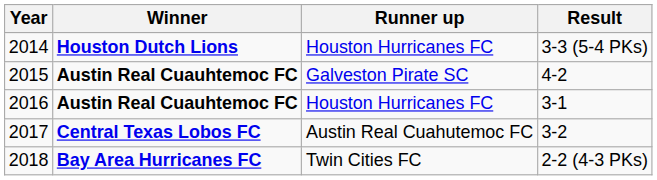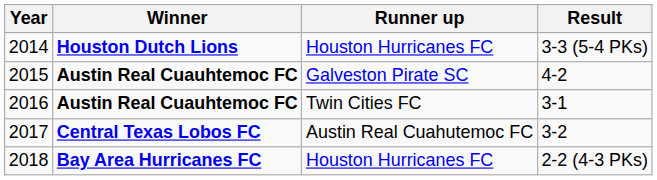(400, 103) Houston Hurricanes FC -> (364, 103) Twin Cities FC
(364, 160) Twin Cities FC -> (400, 160) Houston Hurricanes FC
